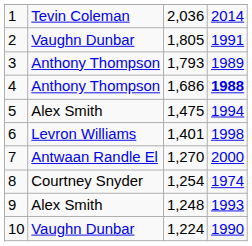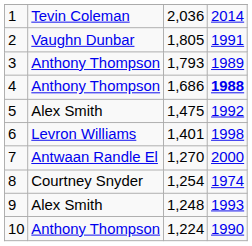(228, 110) 1994 -> (228, 110) 1992
(83, 228) Vaughn Dunbar -> (96, 228) Anthony Thompson
